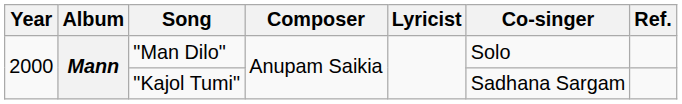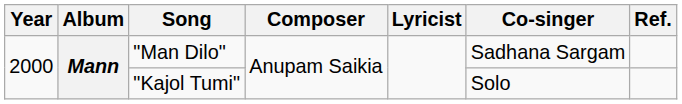(491, 51) Solo -> (548, 51) Sadhana Sargam
(548, 83) Sadhana Sargam -> (491, 83) Solo
